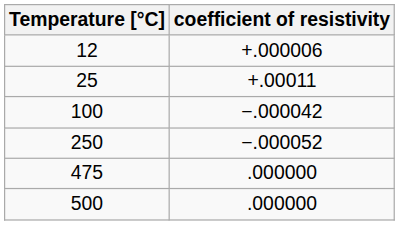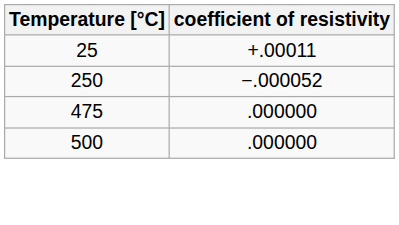- row: (87, 50)
- row: (87, 111)
